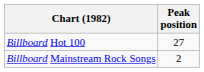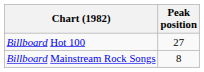(179, 59) 2 -> (179, 59) 8
